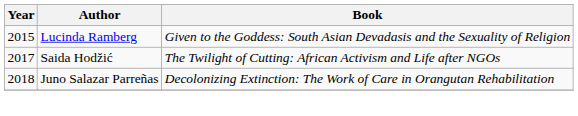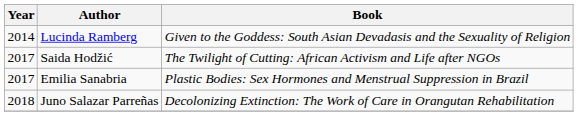(21, 36) 2015 -> (21, 36) 2014
+ row: (84, 79)
